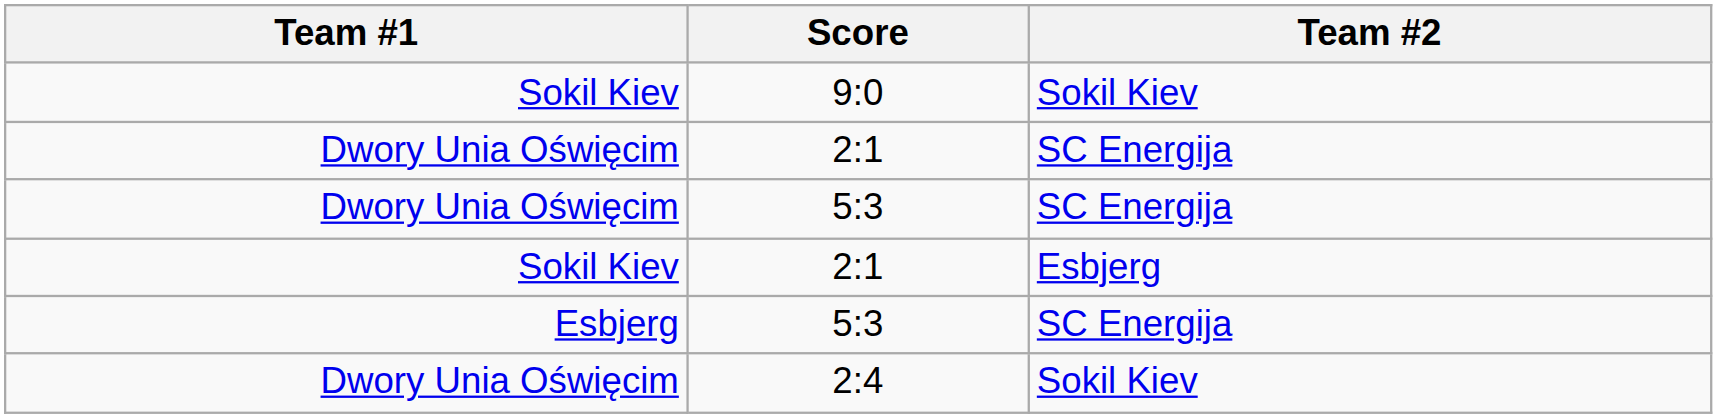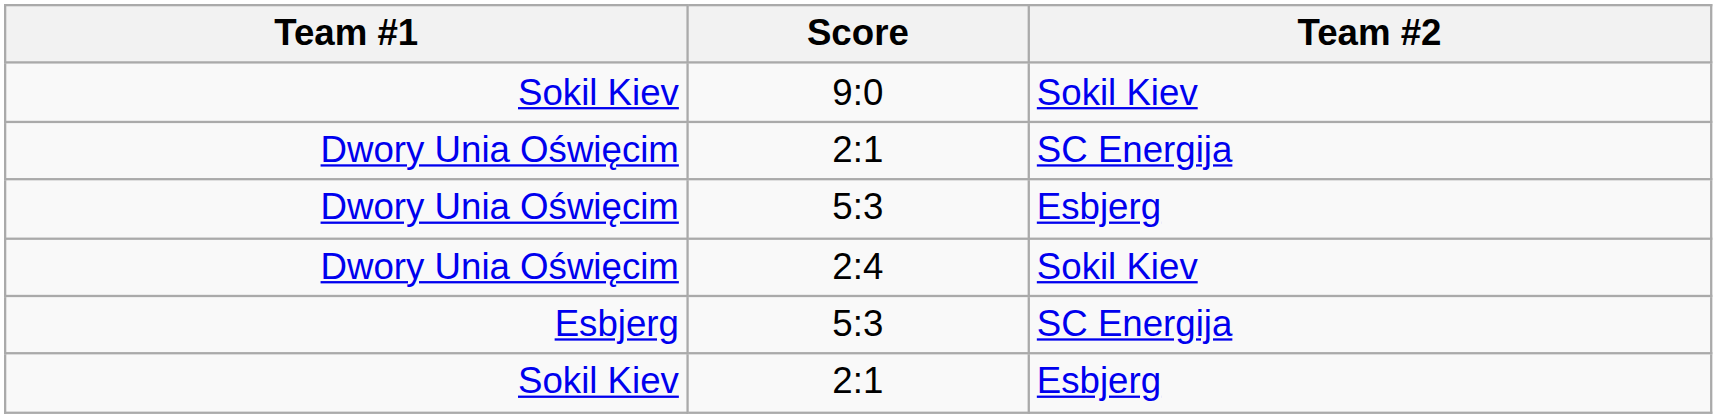(1135, 207) SC Energija -> (1099, 207) Esbjerg
rows swapped: (598, 265) <-> (500, 382)
